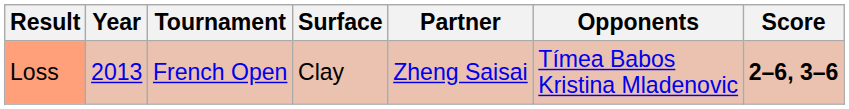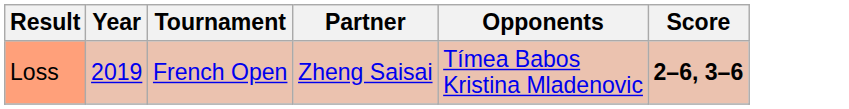- column: (340, 22)
(117, 72) 2013 -> (117, 72) 2019
